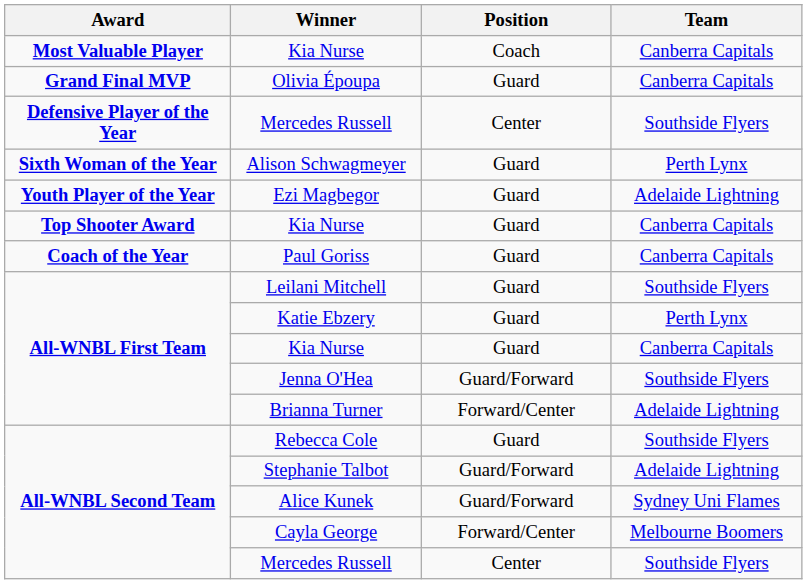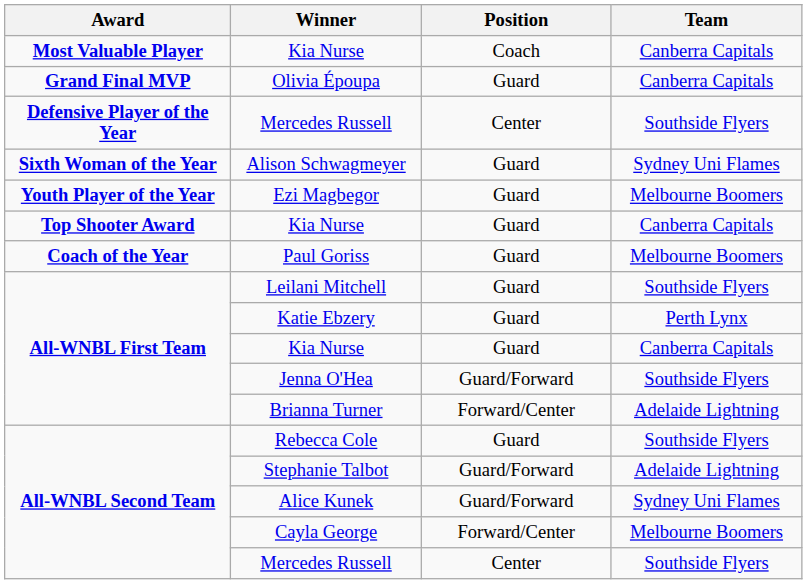(706, 164) Perth Lynx -> (706, 164) Sydney Uni Flames
(706, 195) Adelaide Lightning -> (706, 195) Melbourne Boomers
(706, 256) Canberra Capitals -> (706, 256) Melbourne Boomers
